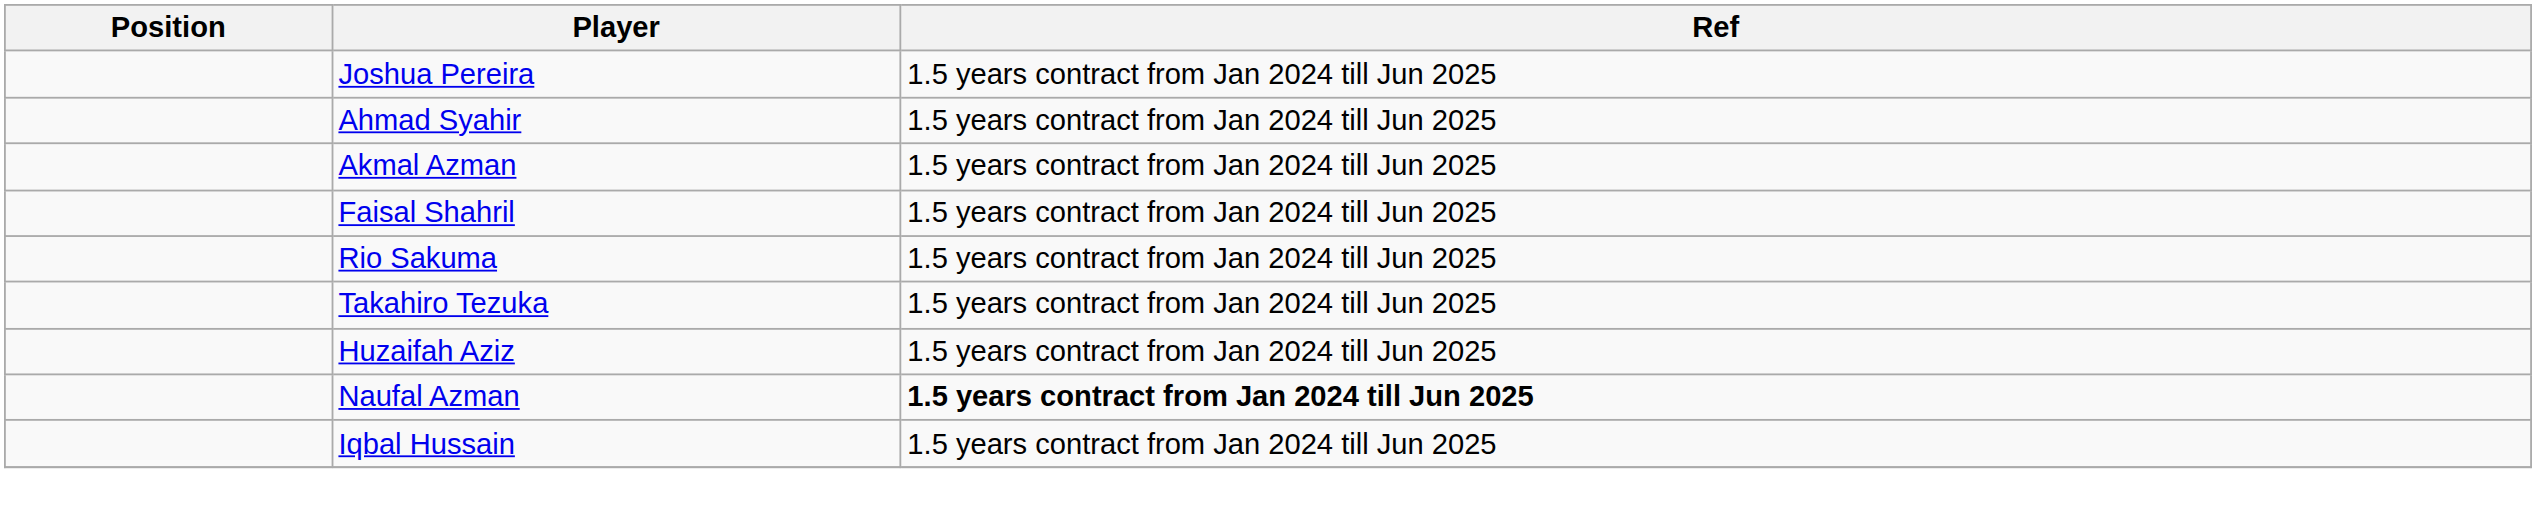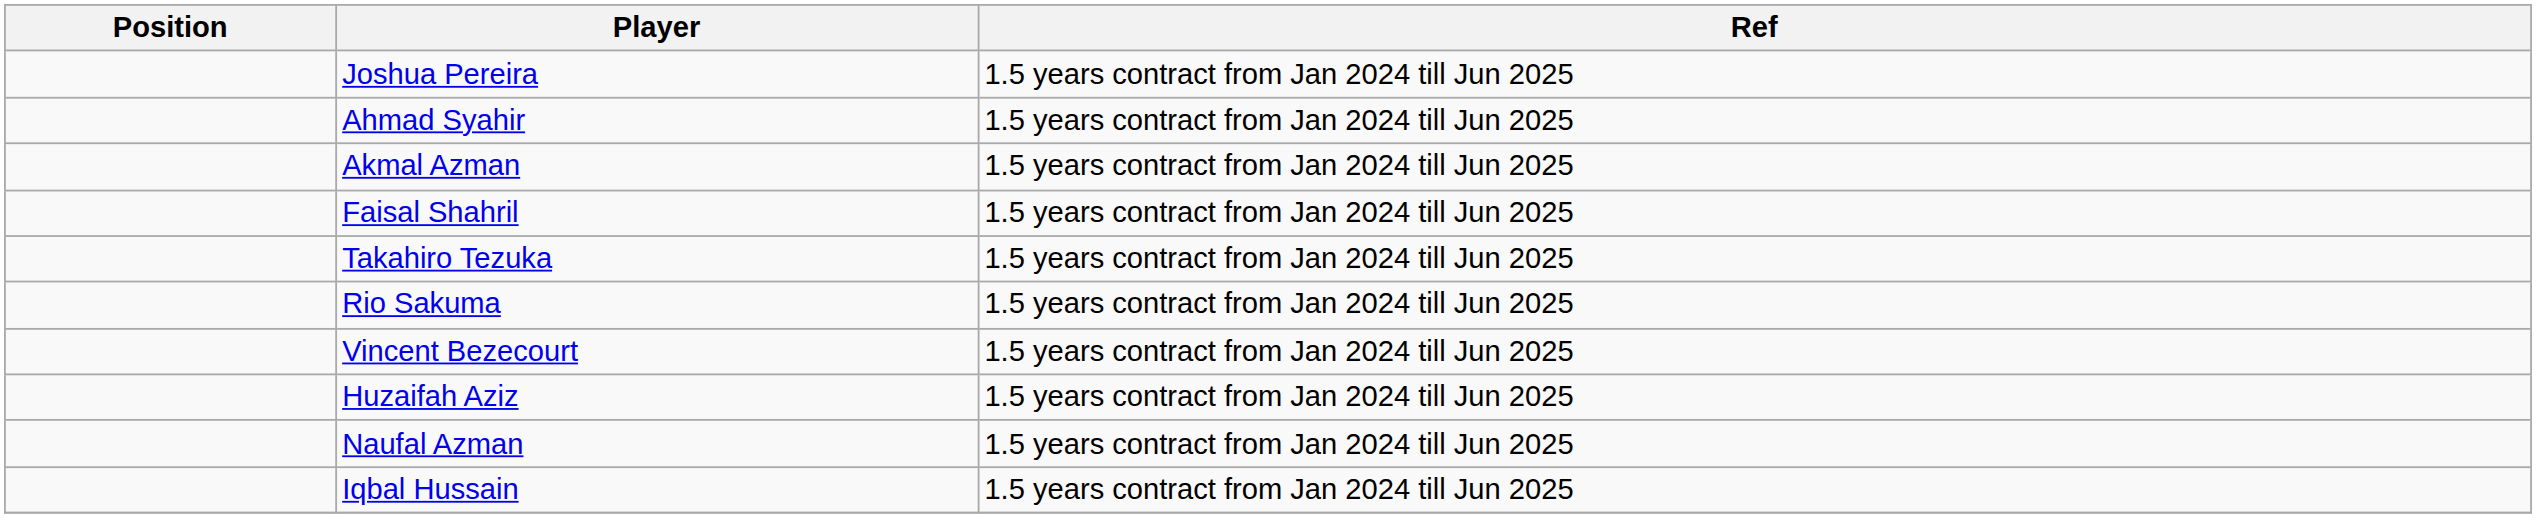rows swapped: (418, 258) <-> (443, 304)
+ row: (460, 350)
(1221, 397) bold -> (1279, 443) normal
